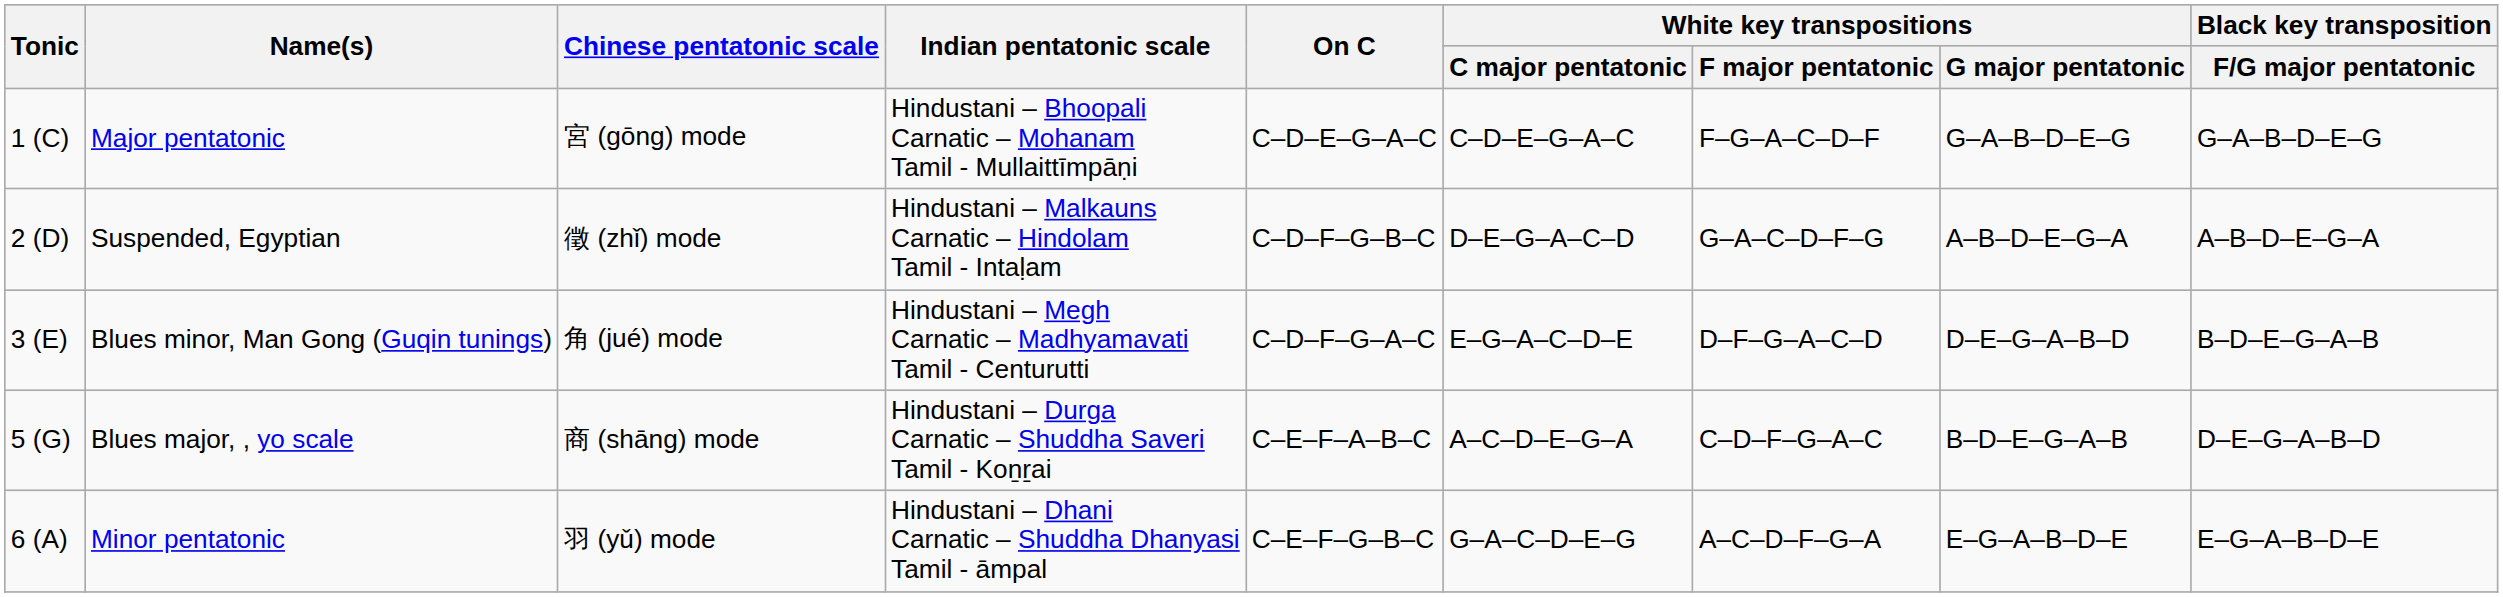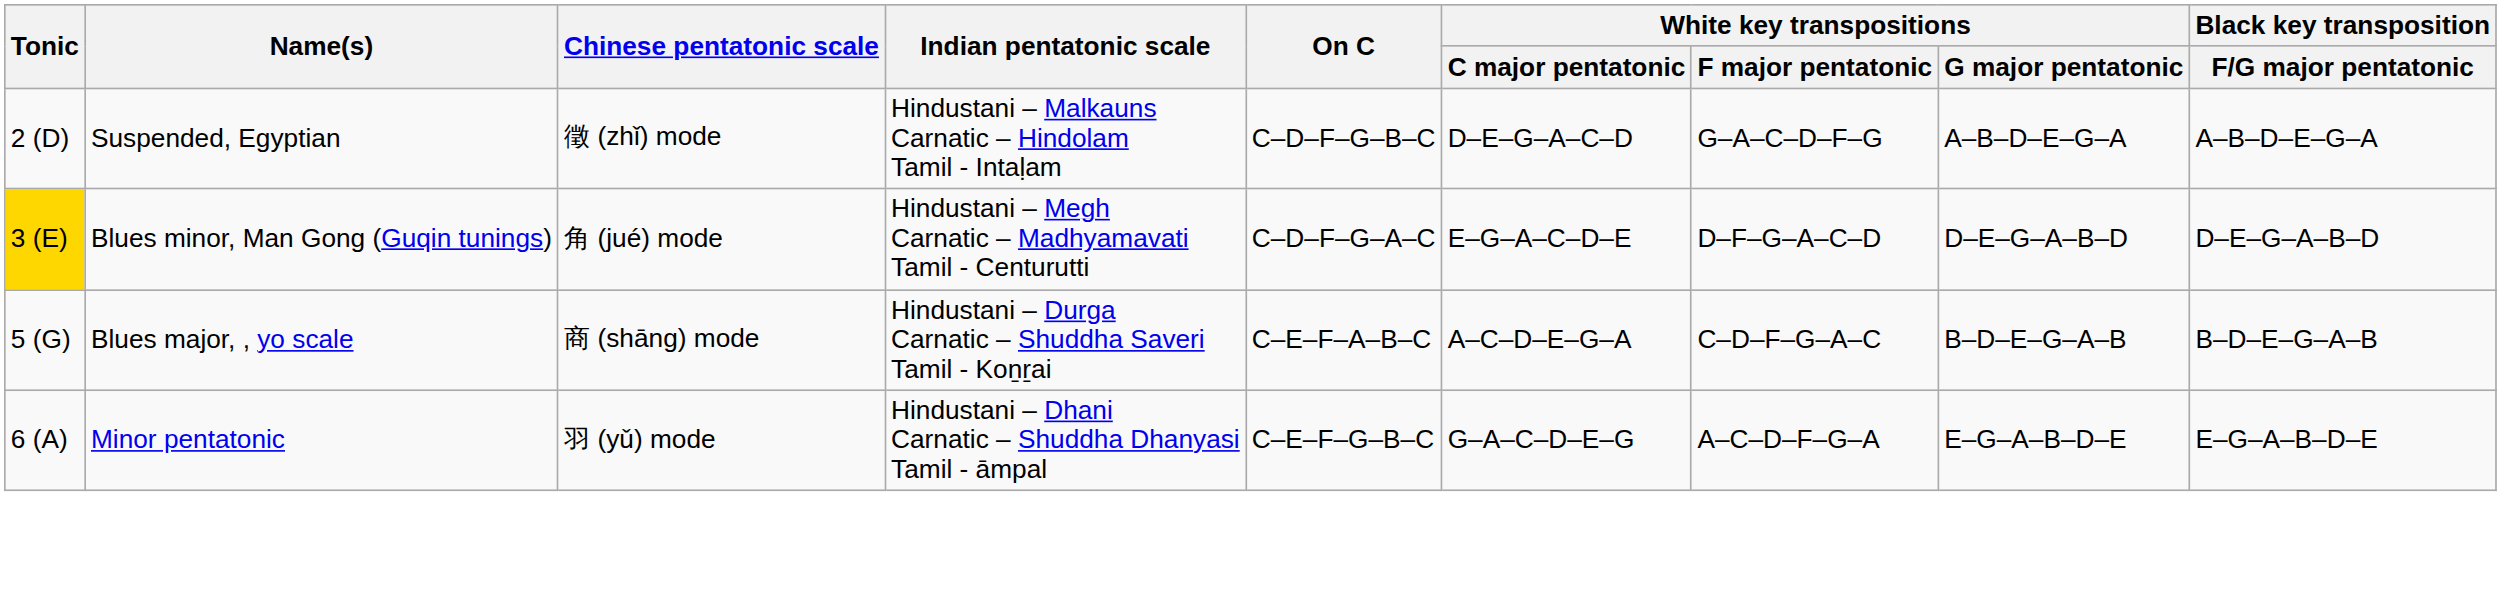- row: (188, 138)
(39, 339) no background -> (39, 238) gold background
(2288, 339) B–D–E–G–A–B -> (2287, 238) D–E–G–A–B–D
(2289, 440) D–E–G–A–B–D -> (2287, 339) B–D–E–G–A–B
